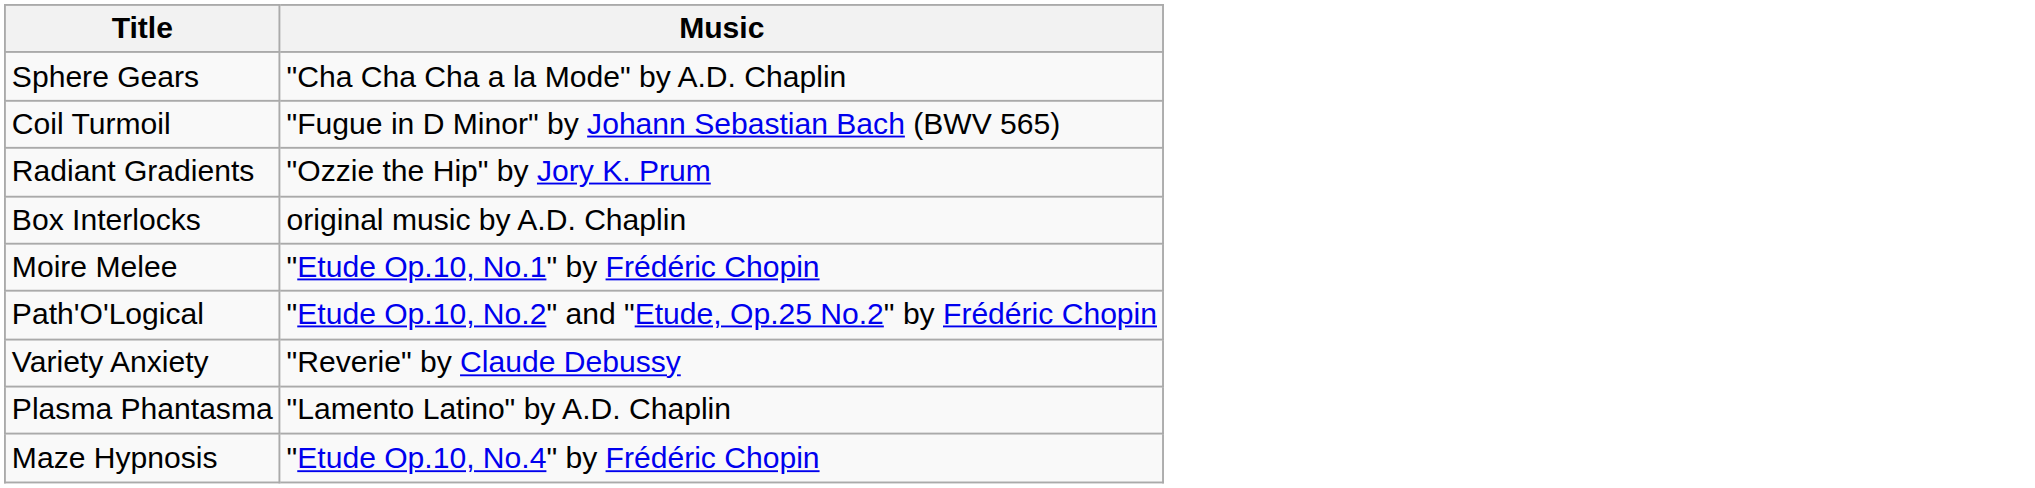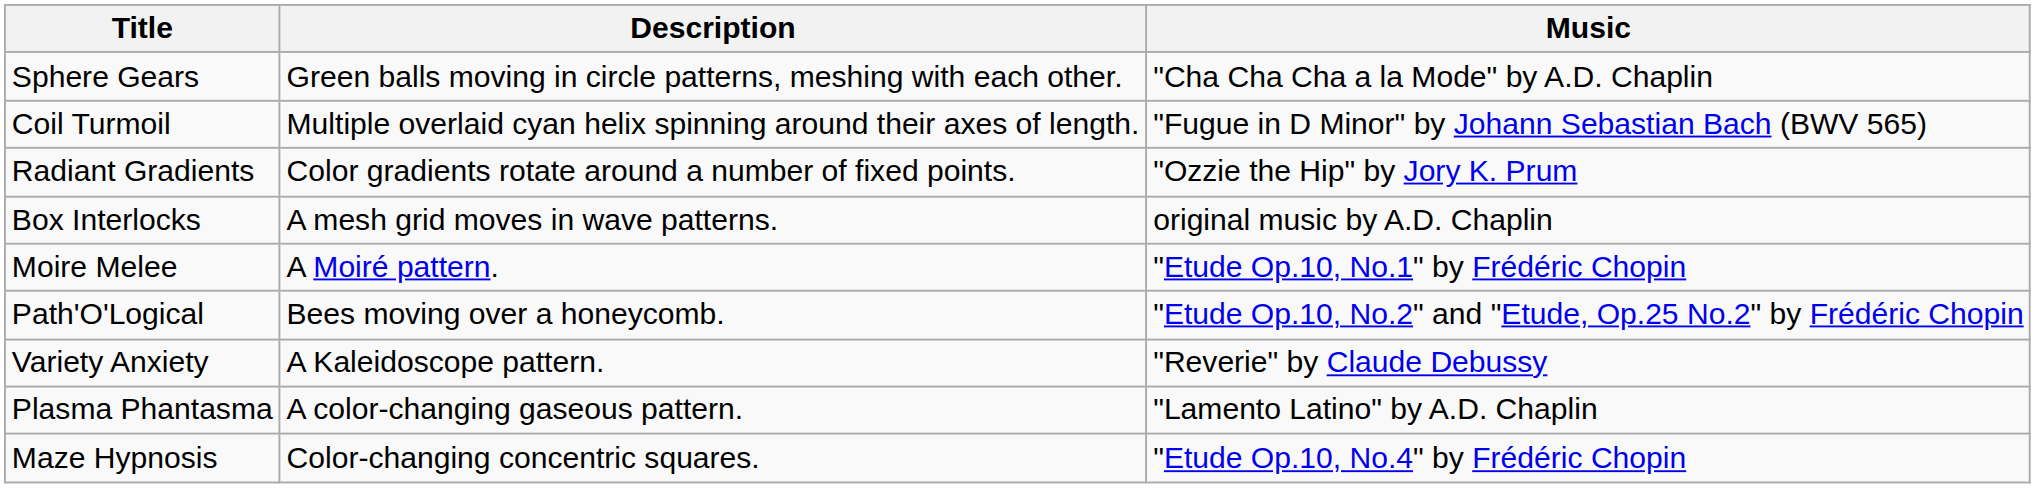+ column: (713, 28)
